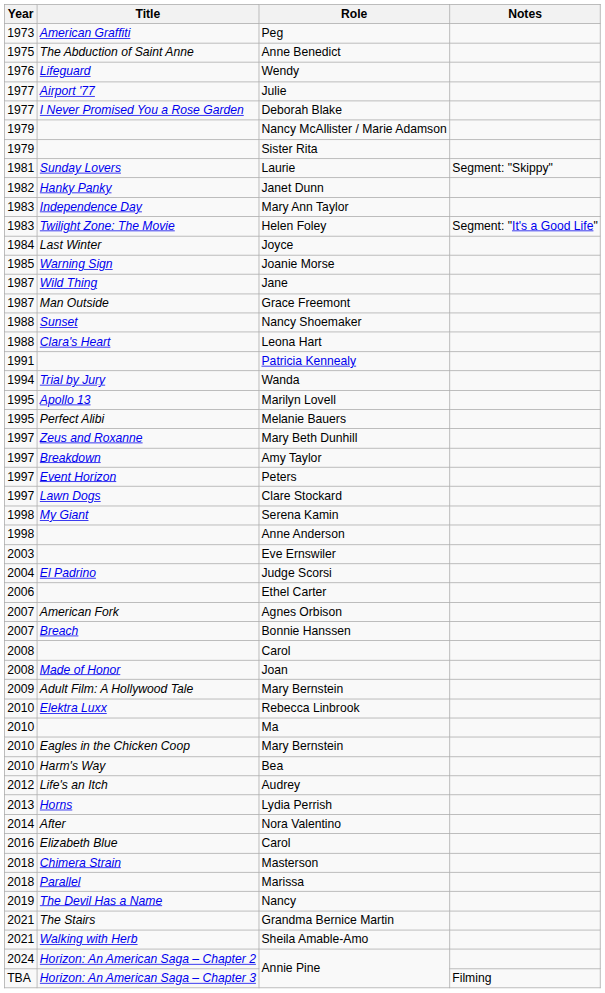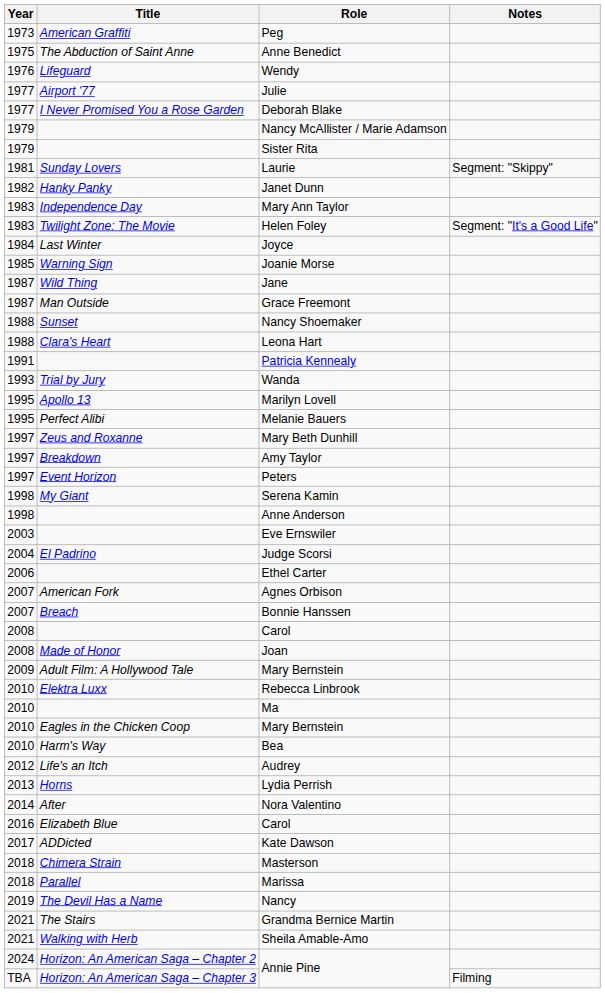(21, 380) 1994 -> (21, 380) 1993
- row: (70, 496)
+ row: (66, 843)
